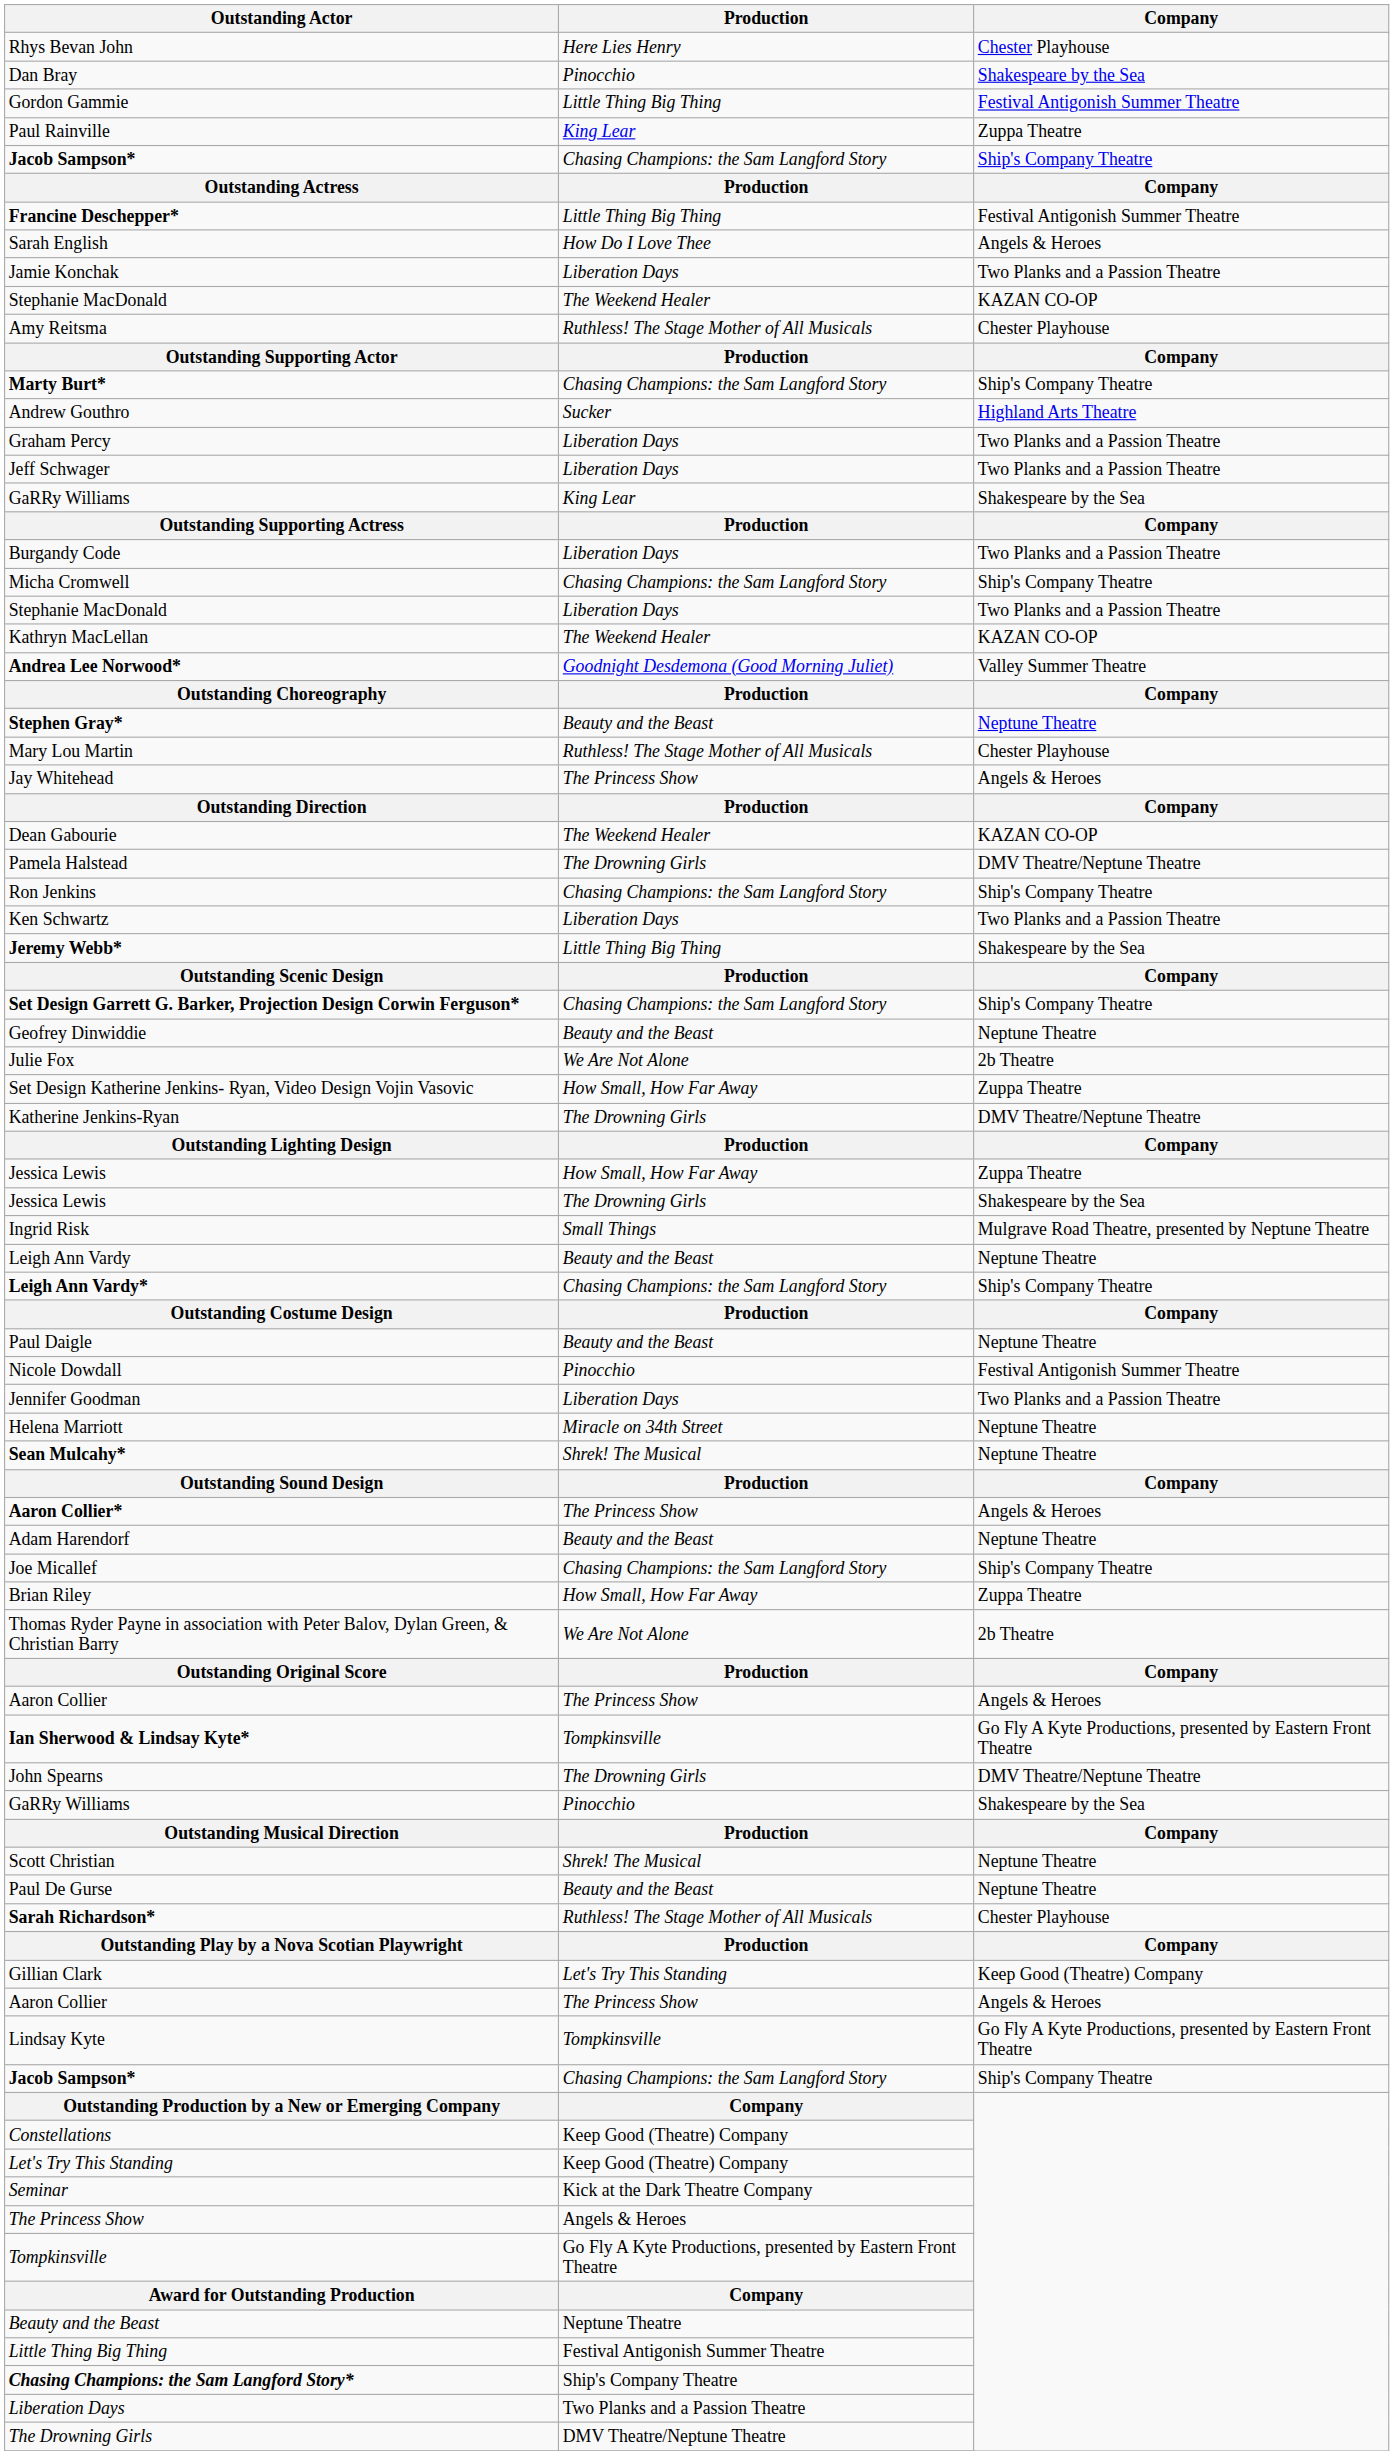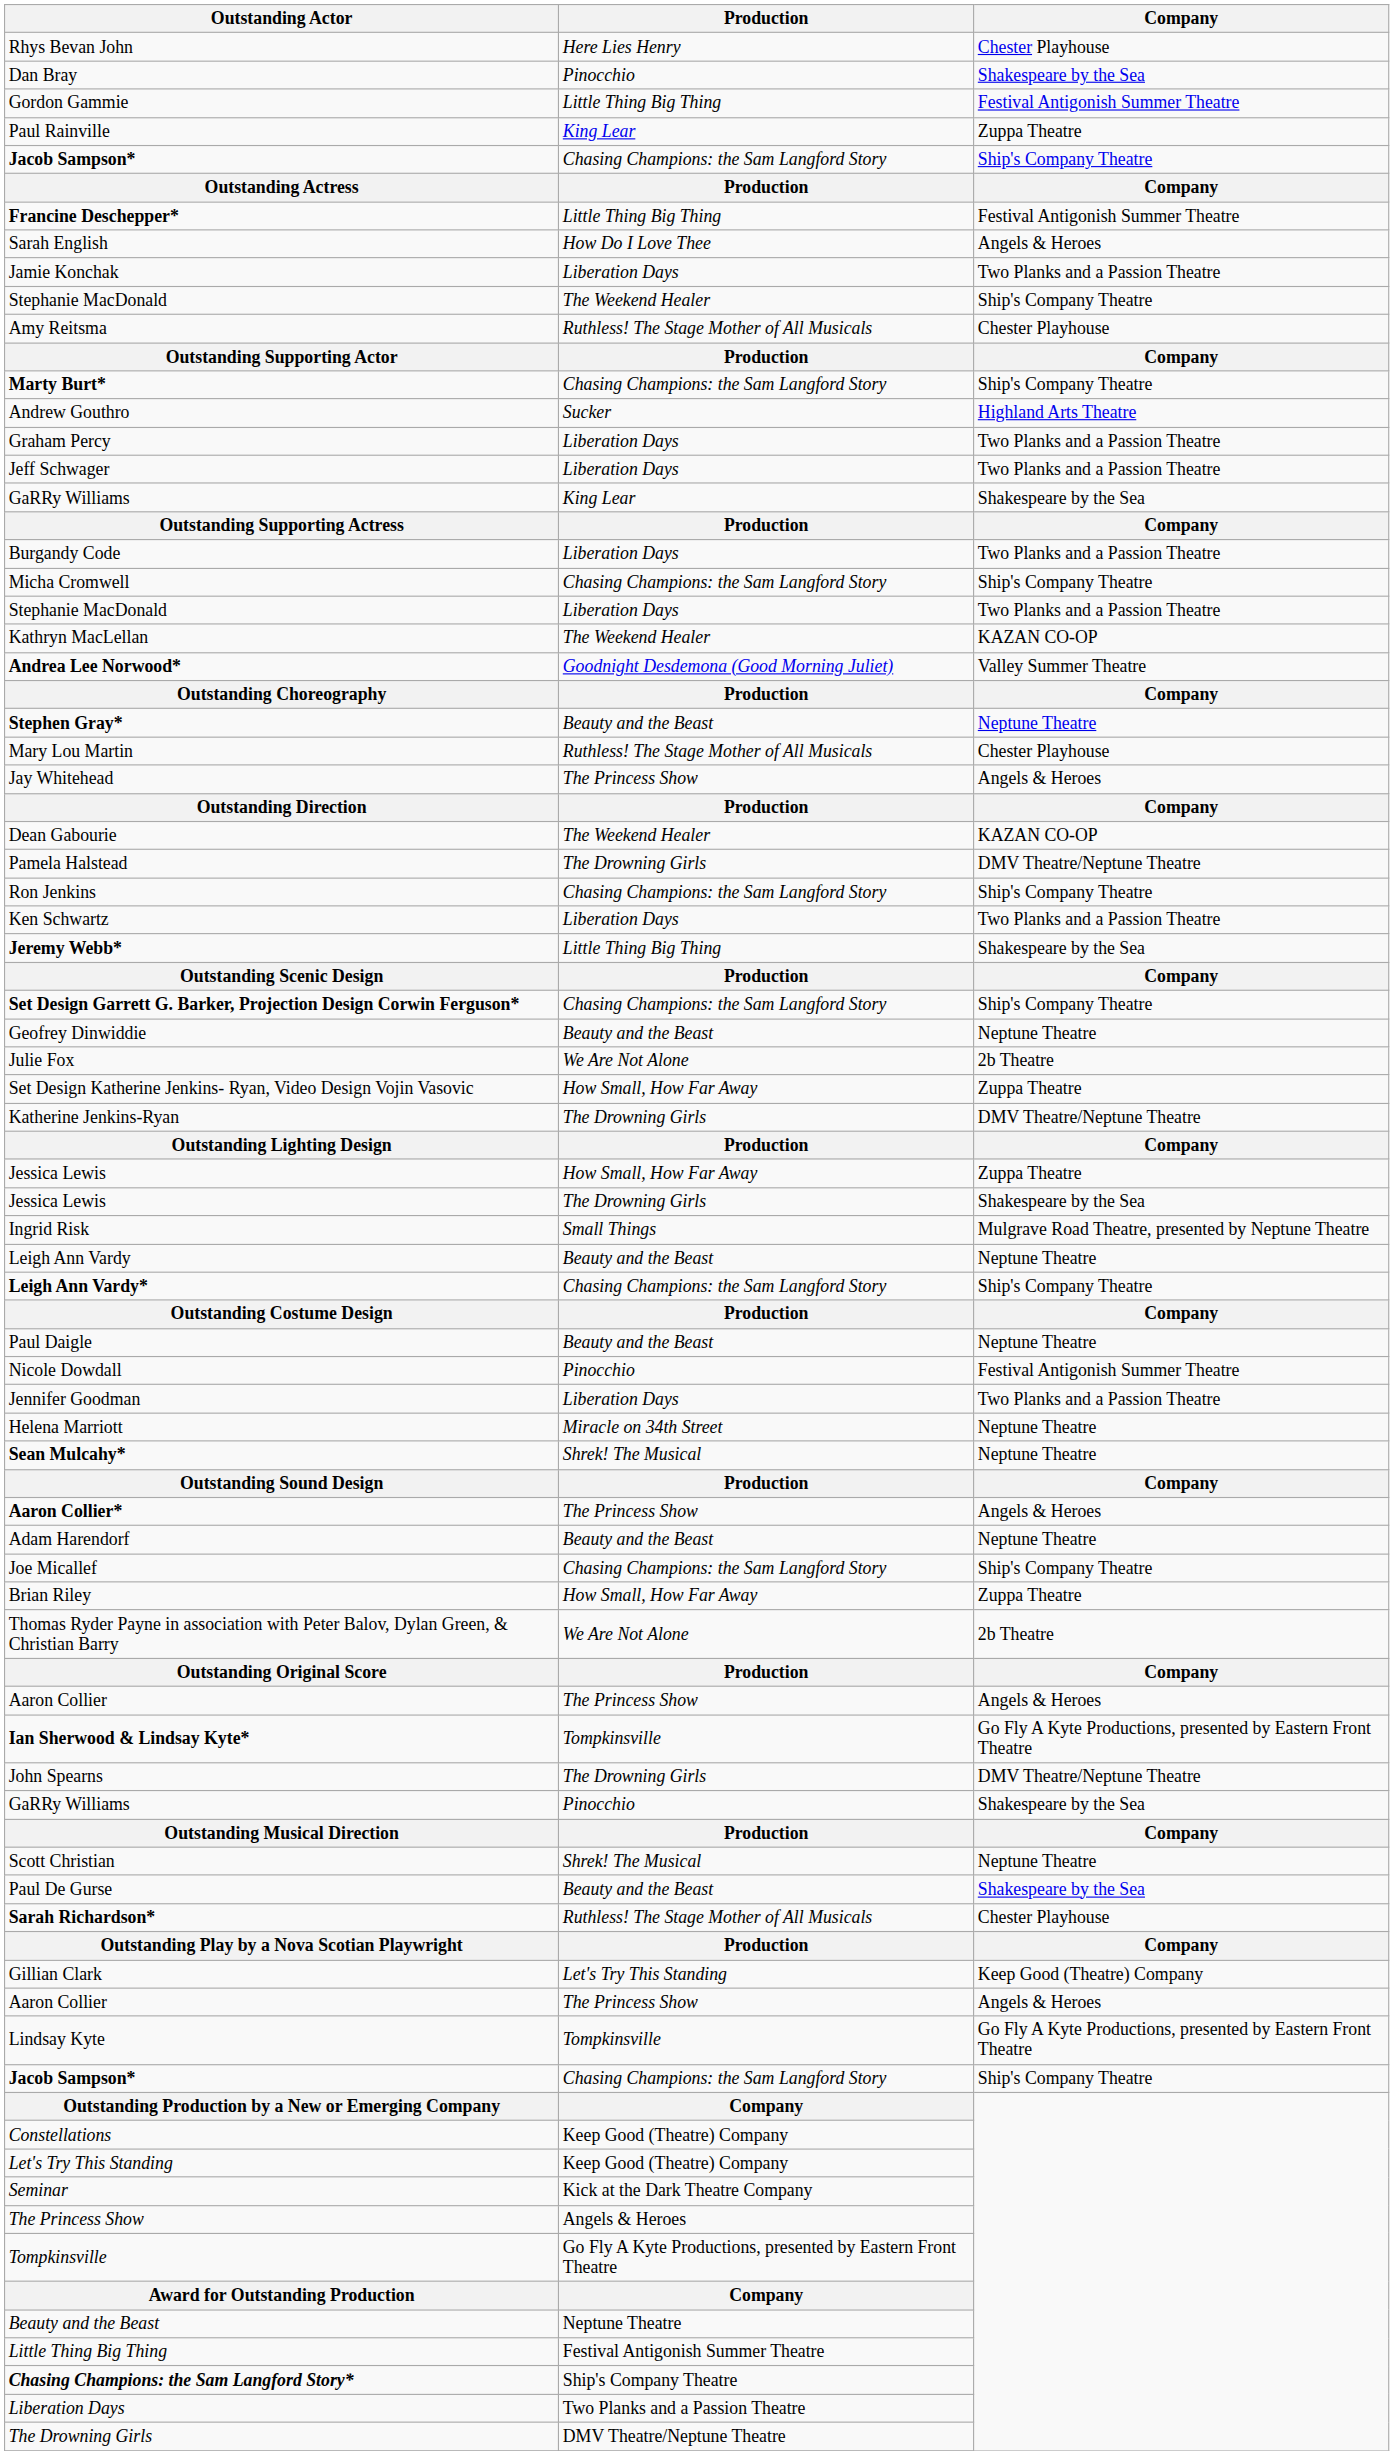(1038, 300) KAZAN CO-OP -> (1065, 300) Ship's Company Theatre
(1037, 1889) Neptune Theatre -> (1061, 1889) Shakespeare by the Sea
